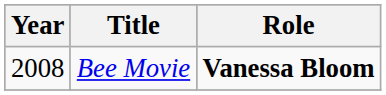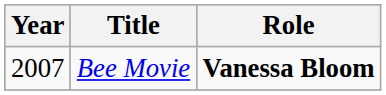(38, 68) 2008 -> (38, 68) 2007
